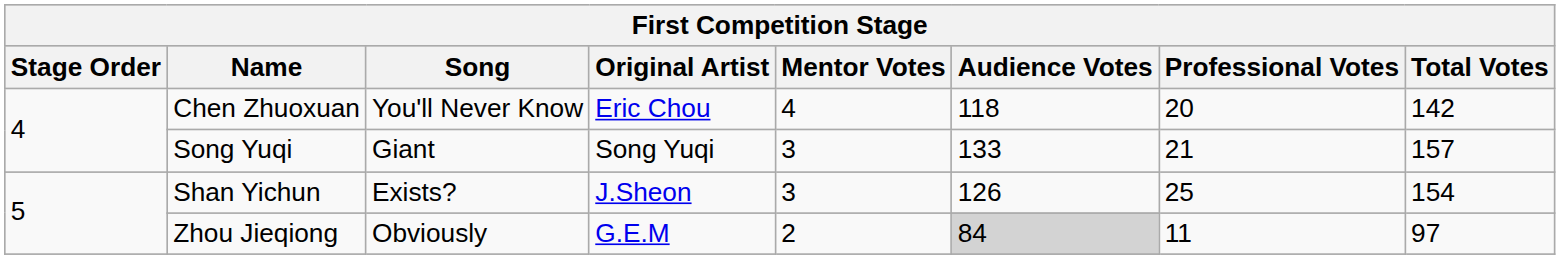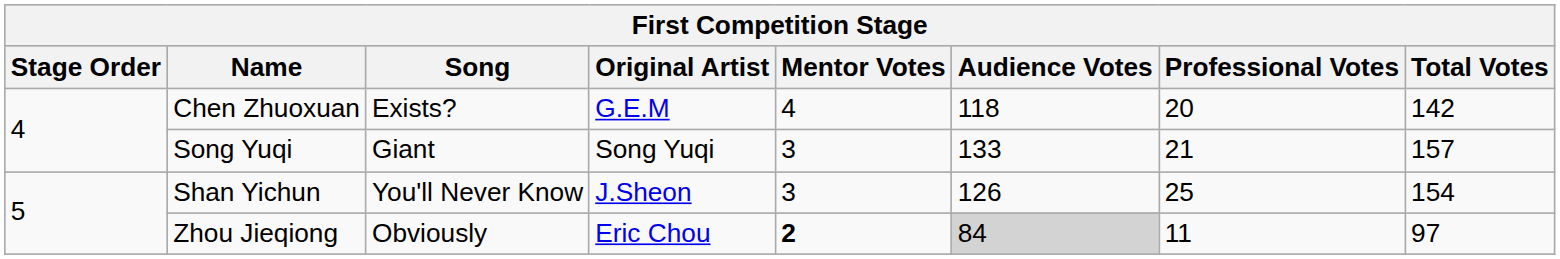(478, 108) You'll Never Know -> (414, 108) Exists?
(653, 108) Eric Chou -> (632, 108) G.E.M
(414, 191) Exists? -> (478, 191) You'll Never Know
(632, 233) G.E.M -> (653, 233) Eric Chou
(789, 233) normal -> (789, 233) bold
